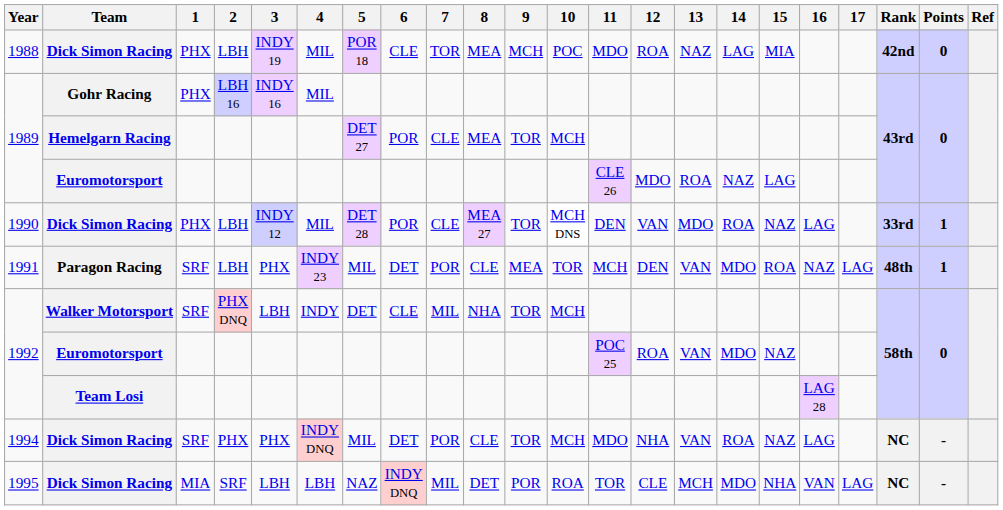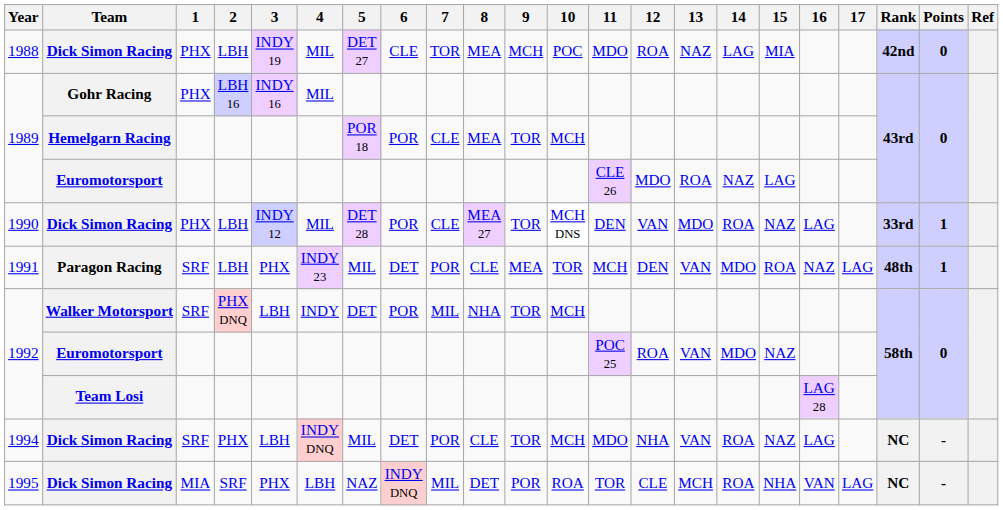(362, 51) POR 18 -> (362, 51) DET 27
(362, 138) DET 27 -> (362, 138) POR 18
(404, 310) CLE -> (404, 310) POR
(275, 440) PHX -> (275, 440) LBH
(275, 483) LBH -> (275, 483) PHX
(738, 483) MDO -> (738, 483) ROA
